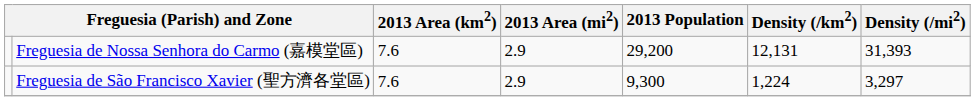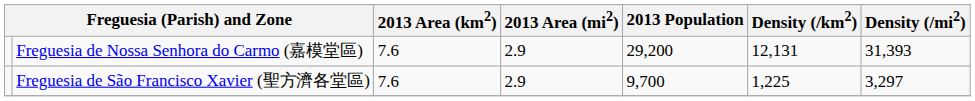(646, 81) 9,300 -> (646, 81) 9,700
(771, 81) 1,224 -> (771, 81) 1,225
